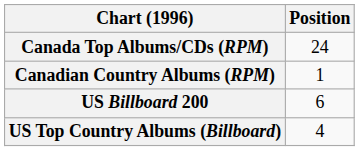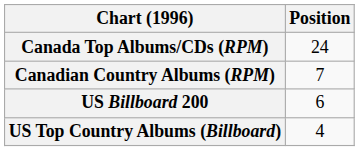(320, 74) 1 -> (320, 74) 7
